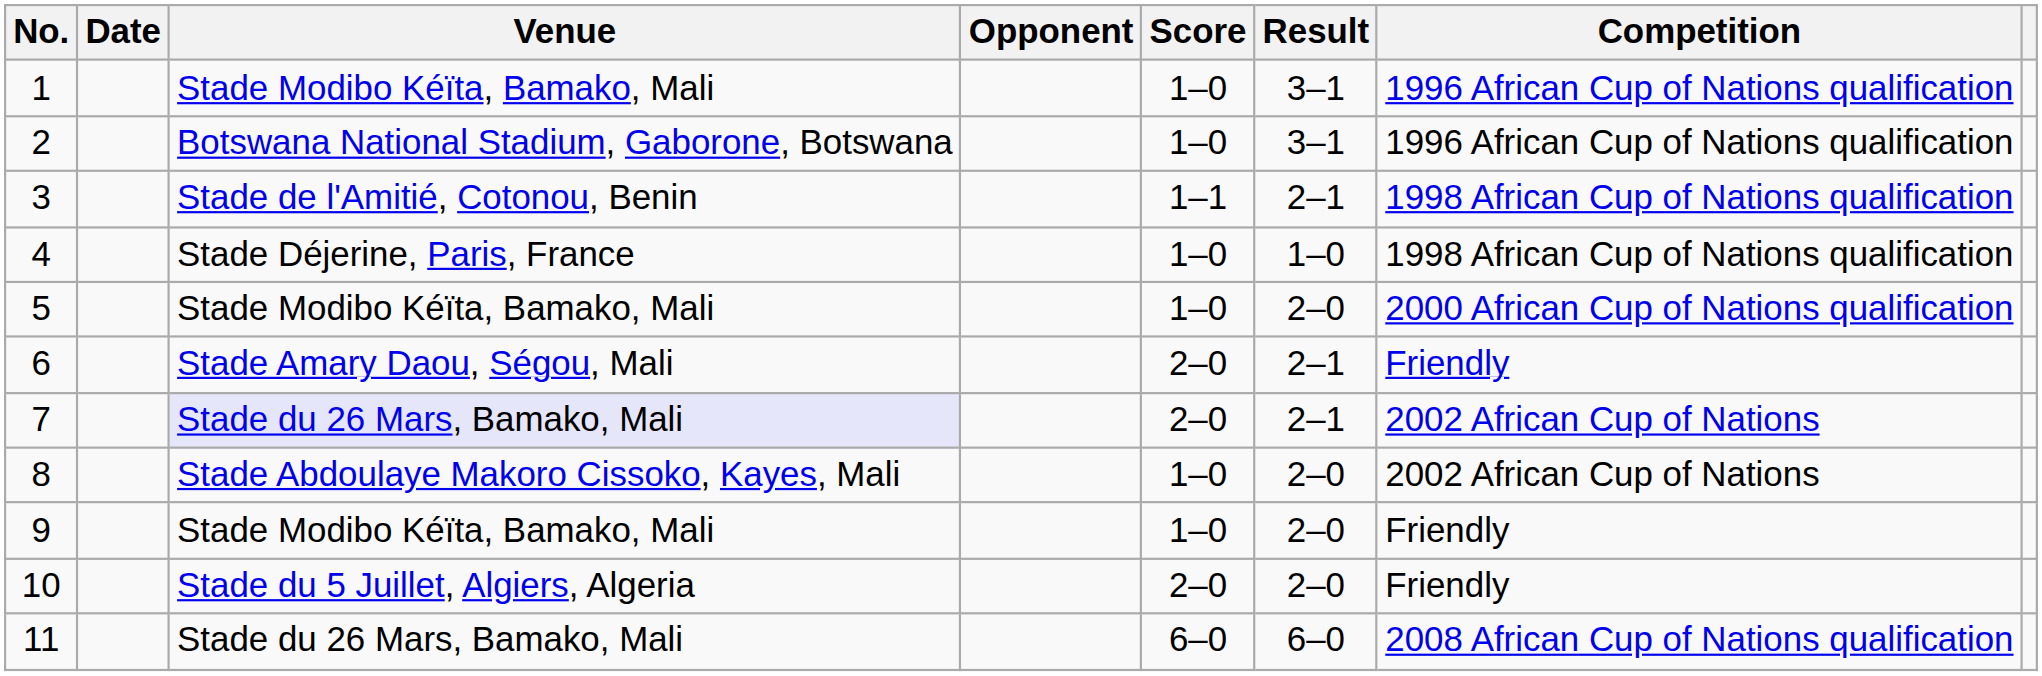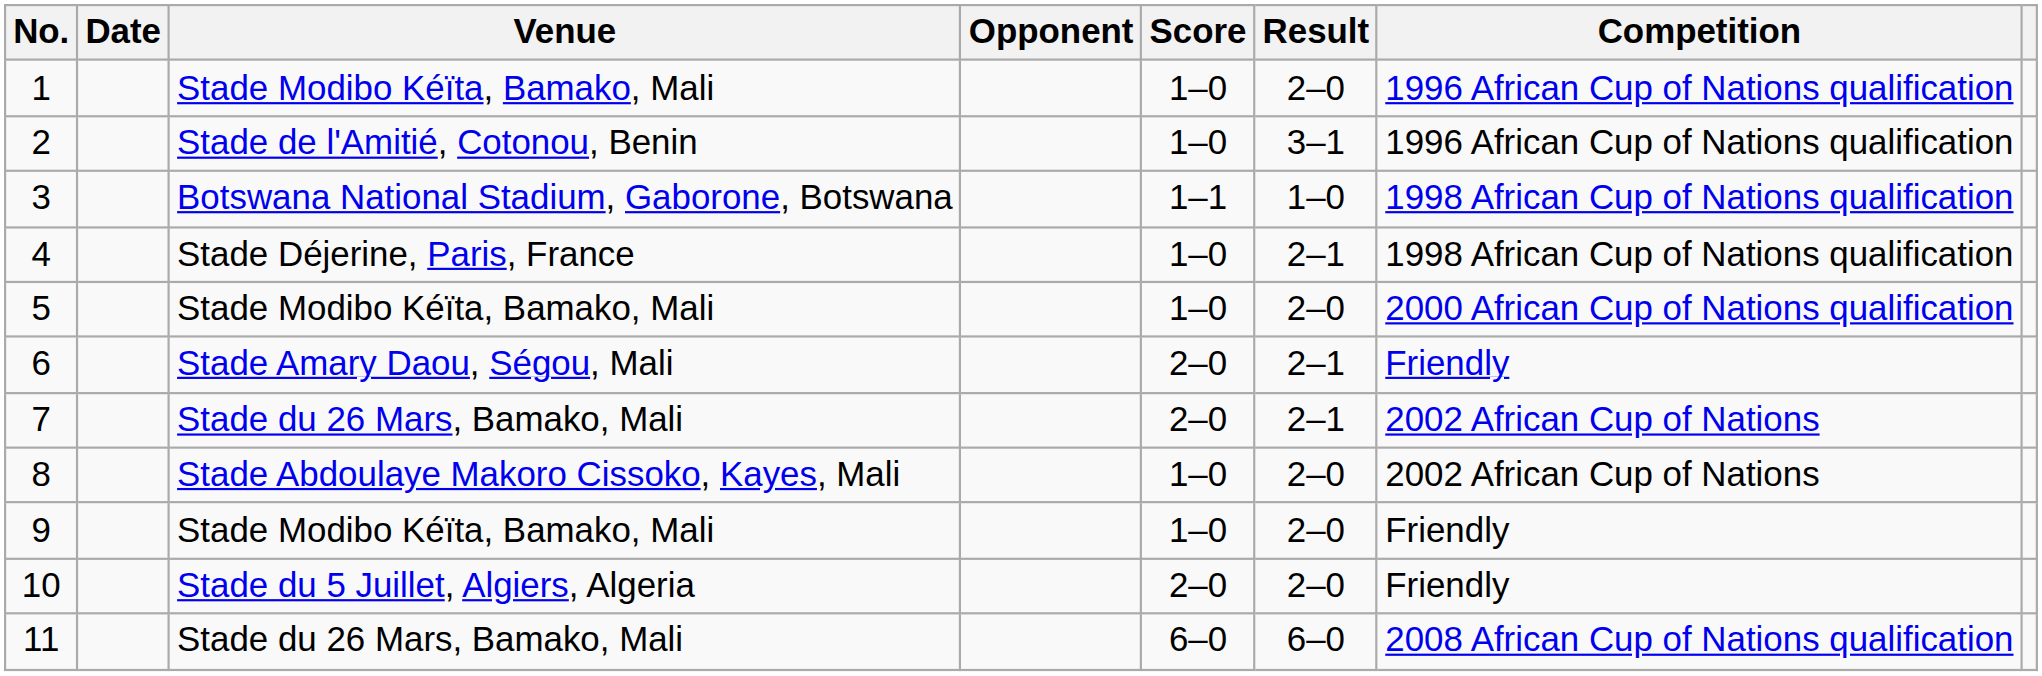(1316, 87) 3–1 -> (1316, 87) 2–0
(565, 142) Botswana National Stadium, Gaborone, Botswana -> (437, 142) Stade de l'Amitié, Cotonou, Benin
(437, 198) Stade de l'Amitié, Cotonou, Benin -> (565, 198) Botswana National Stadium, Gaborone, Botswana
(1316, 198) 2–1 -> (1316, 198) 1–0
(1316, 253) 1–0 -> (1316, 253) 2–1
(430, 419) lavender background -> (430, 419) no background
